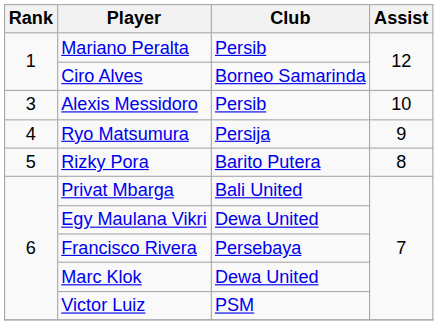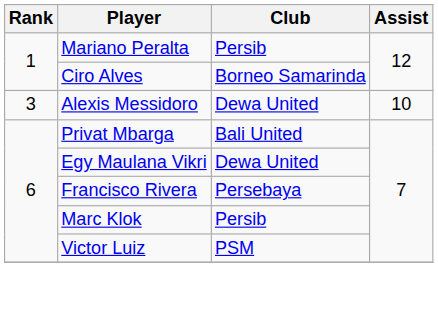(241, 104) Persib -> (267, 104) Dewa United
- row: (125, 133)
- row: (105, 162)
(267, 276) Dewa United -> (241, 219) Persib
